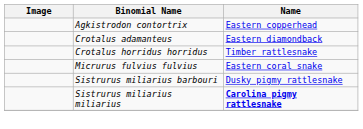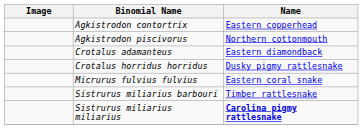+ row: (131, 39)
(271, 53) Timber rattlesnake -> (284, 66) Dusky pigmy rattlesnake
(284, 80) Dusky pigmy rattlesnake -> (271, 94) Timber rattlesnake
